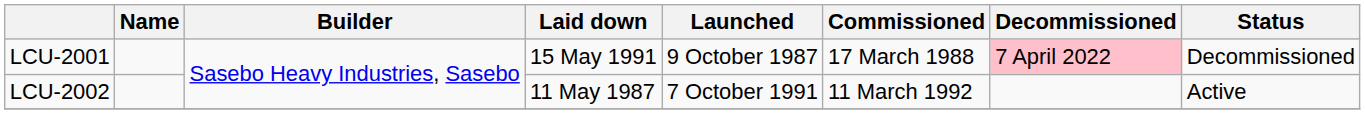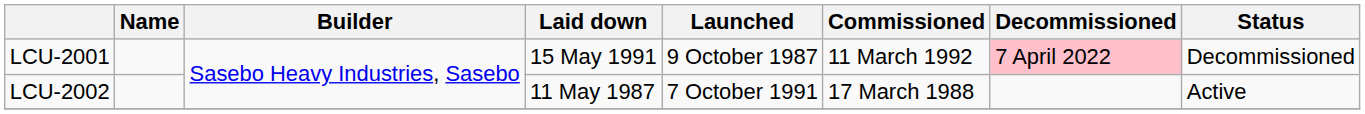(901, 56) 17 March 1988 -> (900, 56) 11 March 1992
(900, 91) 11 March 1992 -> (901, 91) 17 March 1988
